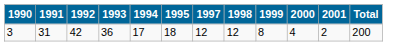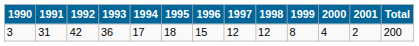+ column: (208, 14)
